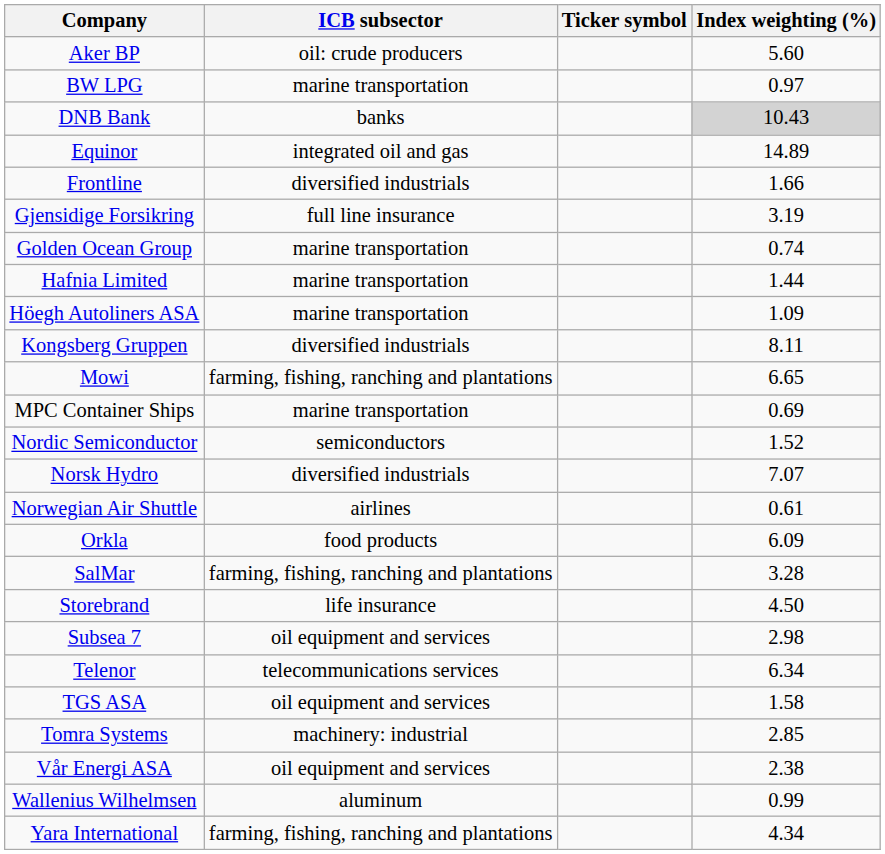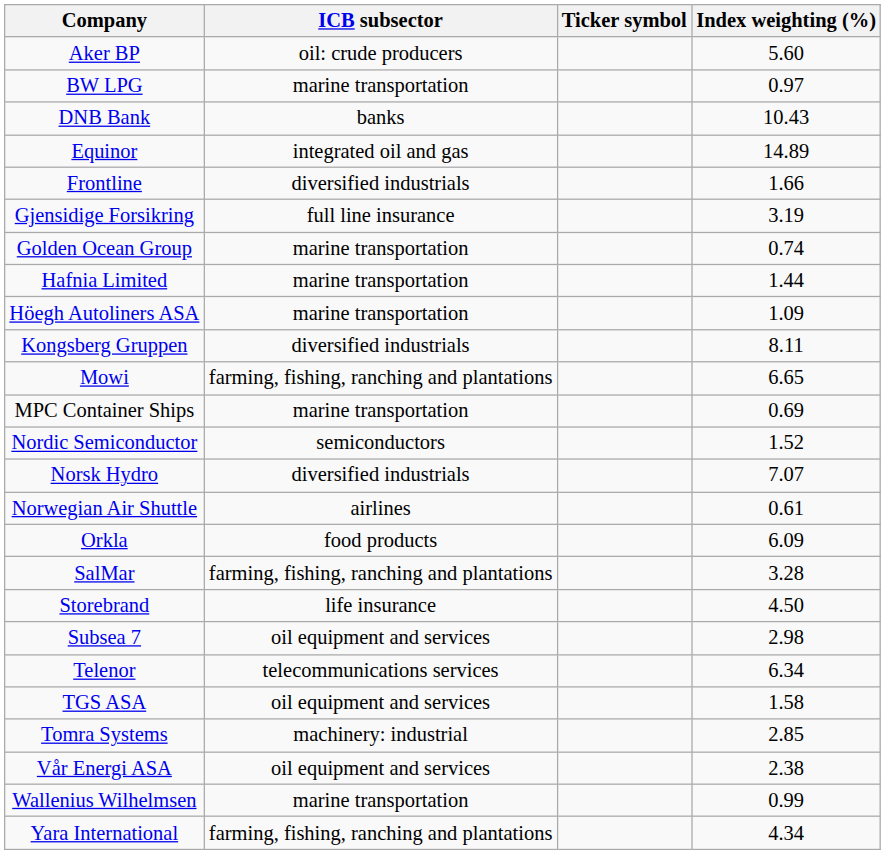(786, 118) lightgrey background -> (786, 118) no background
(381, 800) aluminum -> (381, 800) marine transportation
